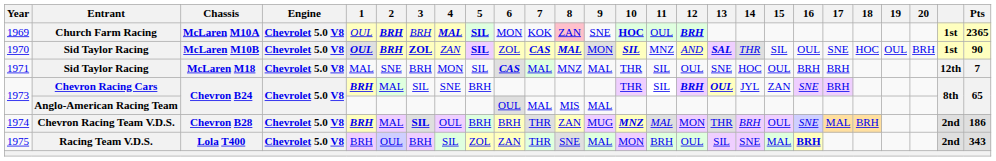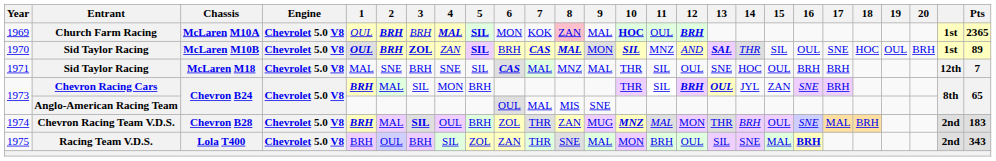(600, 32) SNE -> (600, 32) MAL
(509, 50) ZOL -> (509, 50) BRH
(977, 50) 90 -> (977, 50) 89
(450, 68) MON -> (450, 68) SNE
(450, 87) SNE -> (450, 87) MON
(600, 105) MAL -> (600, 105) SNE
(509, 123) BRH -> (509, 123) ZOL
(977, 123) 186 -> (977, 123) 183
